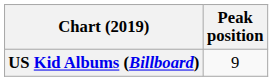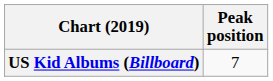(235, 62) 9 -> (235, 62) 7
